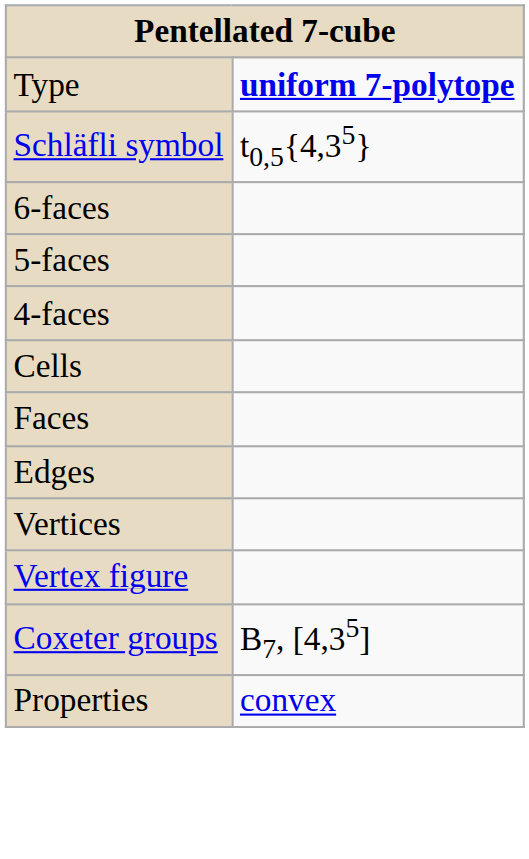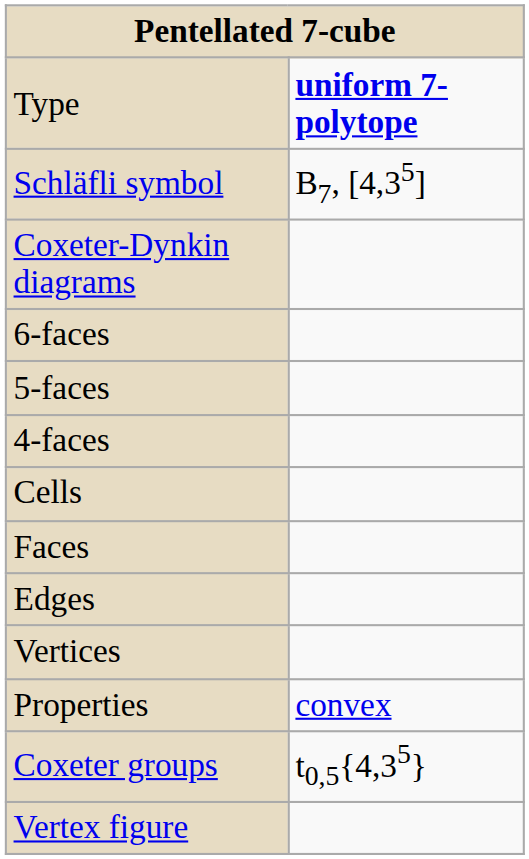(306, 145) t0,5{4,35} -> (361, 183) B7, [4,35]
+ row: (121, 263)
rows swapped: (101, 576) <-> (81, 699)
(305, 638) B7, [4,35] -> (361, 765) t0,5{4,35}
